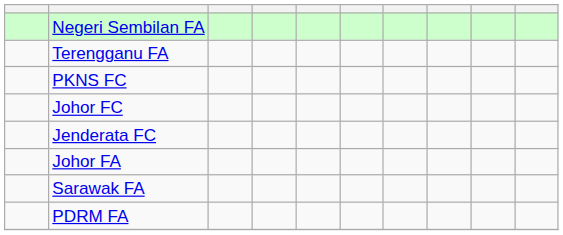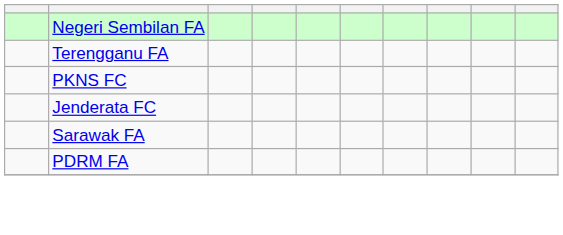- row: (88, 108)
- row: (87, 162)
